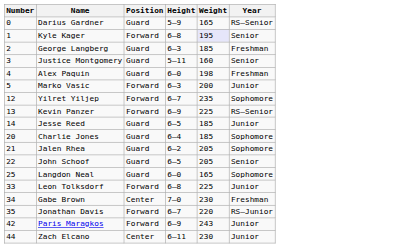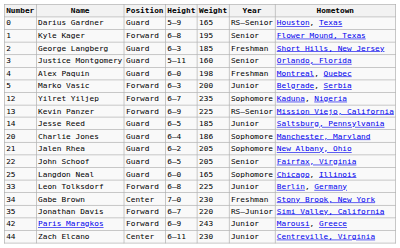+ column: (335, 11)
(206, 36) lavender background -> (206, 36) no background
(206, 137) 185 -> (206, 137) 186
